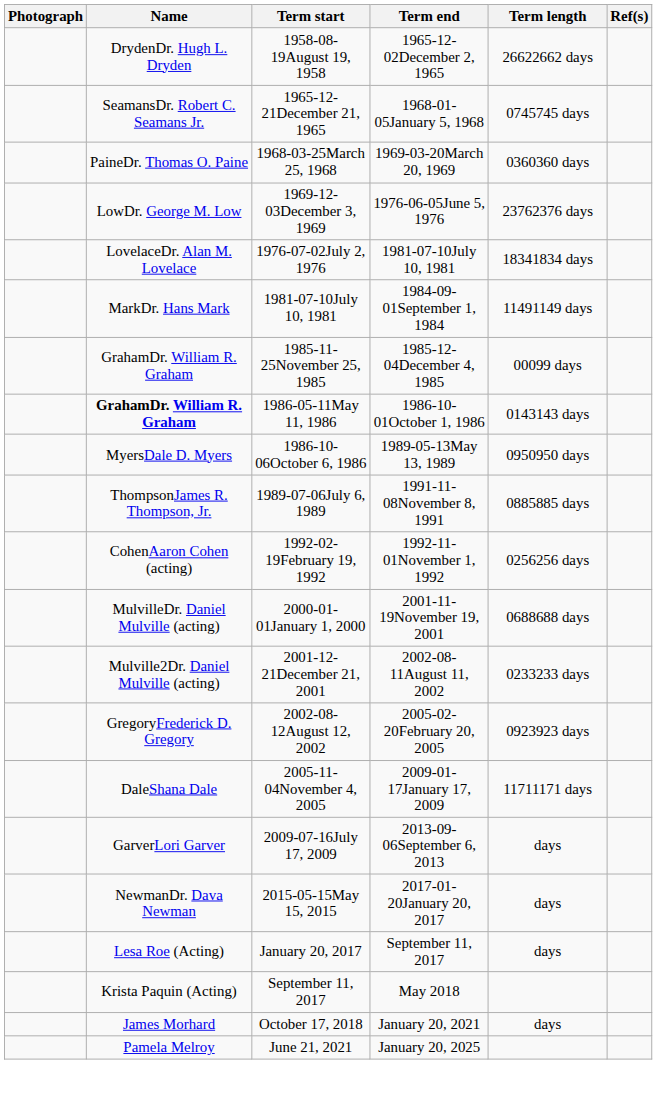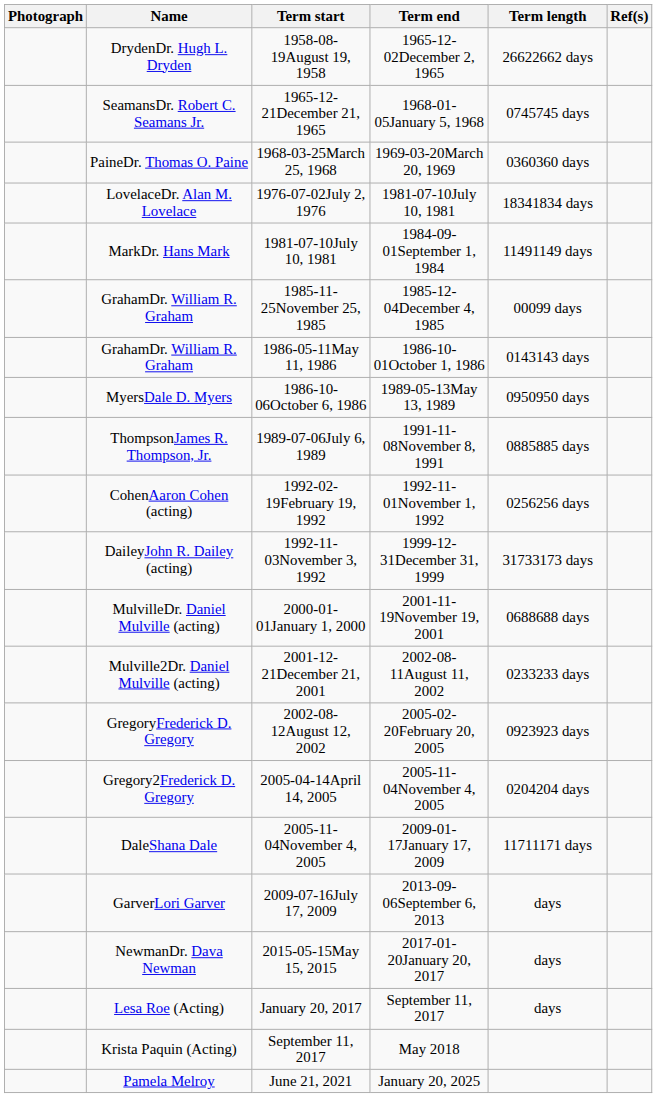- row: (311, 211)
(169, 414) bold -> (169, 357) normal
+ row: (311, 560)
+ row: (311, 788)
- row: (311, 1023)
